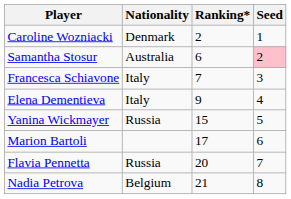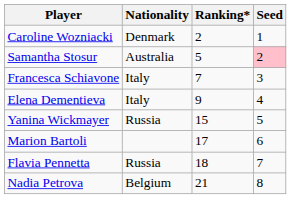(198, 57) 6 -> (198, 57) 5
(202, 162) 20 -> (202, 162) 18
